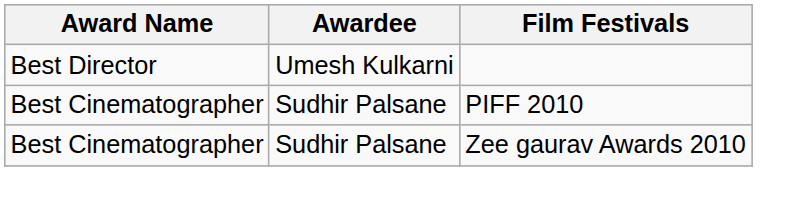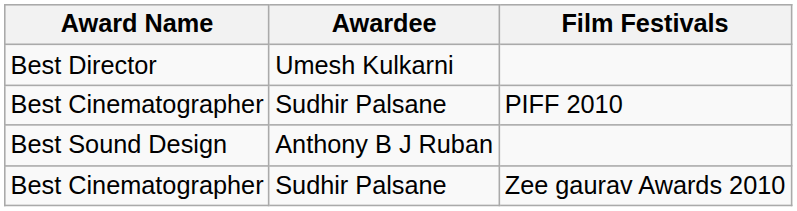+ row: (119, 144)
